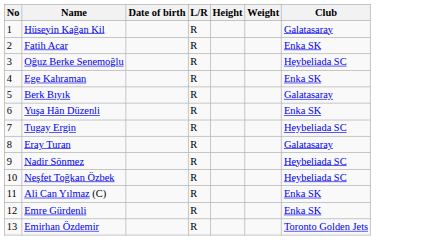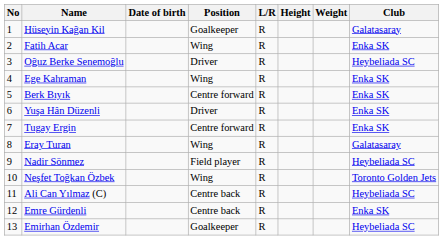+ column: (222, 12)
(308, 95) Galatasaray -> (371, 95) Enka SK
(315, 128) Heybeliada SC -> (371, 128) Enka SK
(315, 177) Heybeliada SC -> (394, 177) Toronto Golden Jets
(303, 194) Enka SK -> (383, 194) Heybeliada SC
(326, 227) Toronto Golden Jets -> (383, 227) Heybeliada SC
